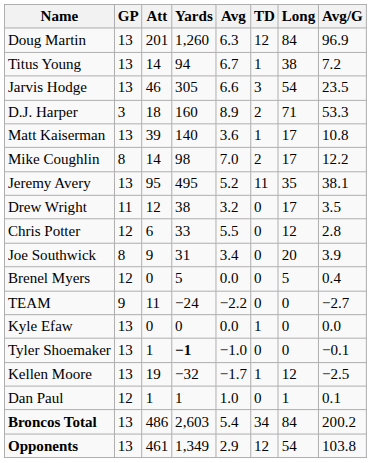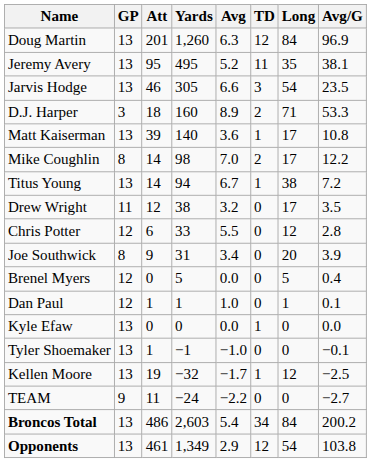rows swapped: (49, 183) <-> (44, 64)
rows swapped: (36, 398) <-> (29, 302)
(183, 350) bold -> (183, 350) normal
